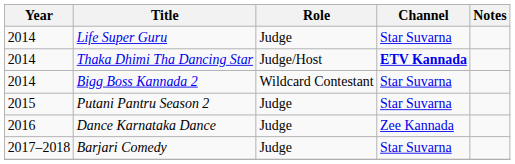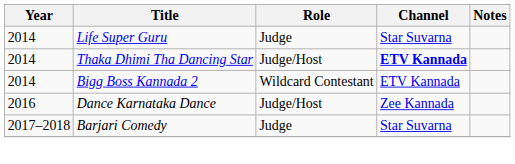(416, 81) Star Suvarna -> (420, 81) ETV Kannada
- row: (143, 103)
(276, 125) Judge -> (291, 103) Judge/Host
